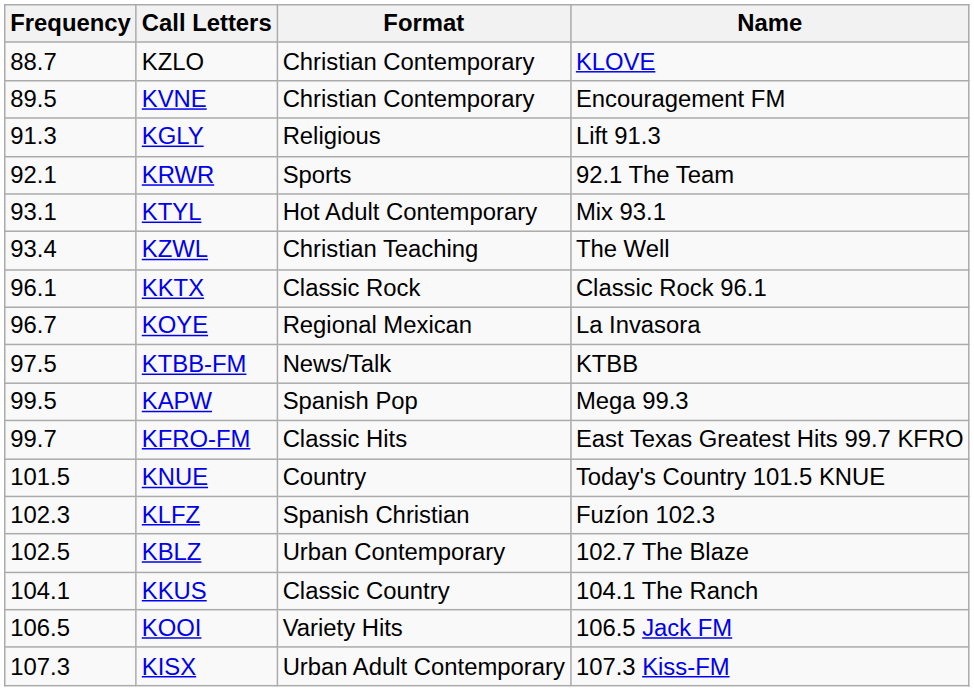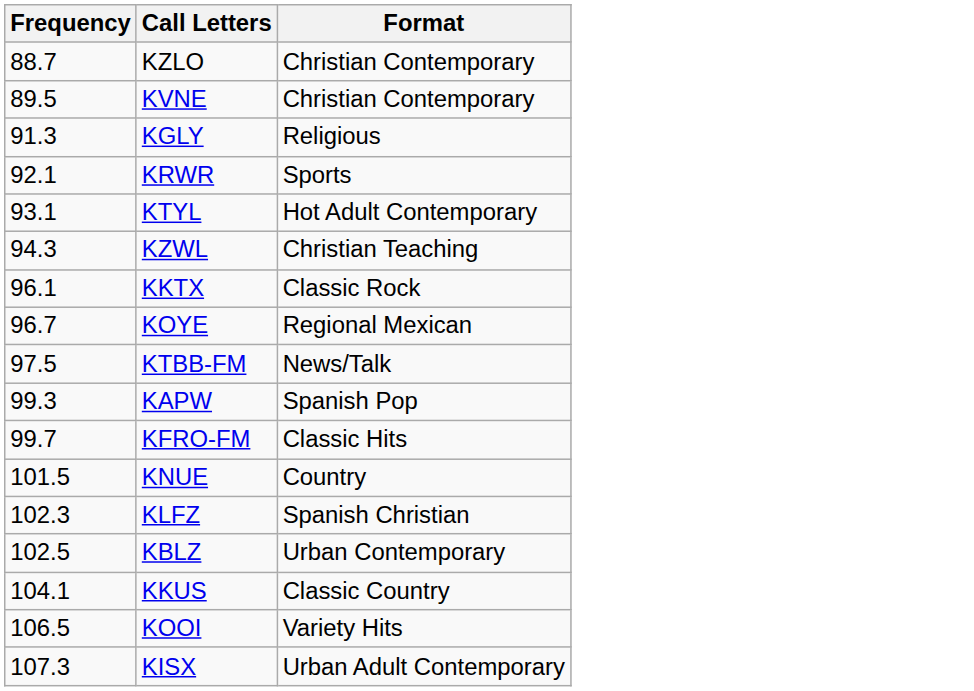- column: (770, 23)
(33, 250) 93.4 -> (33, 250) 94.3
(33, 401) 99.5 -> (33, 401) 99.3
